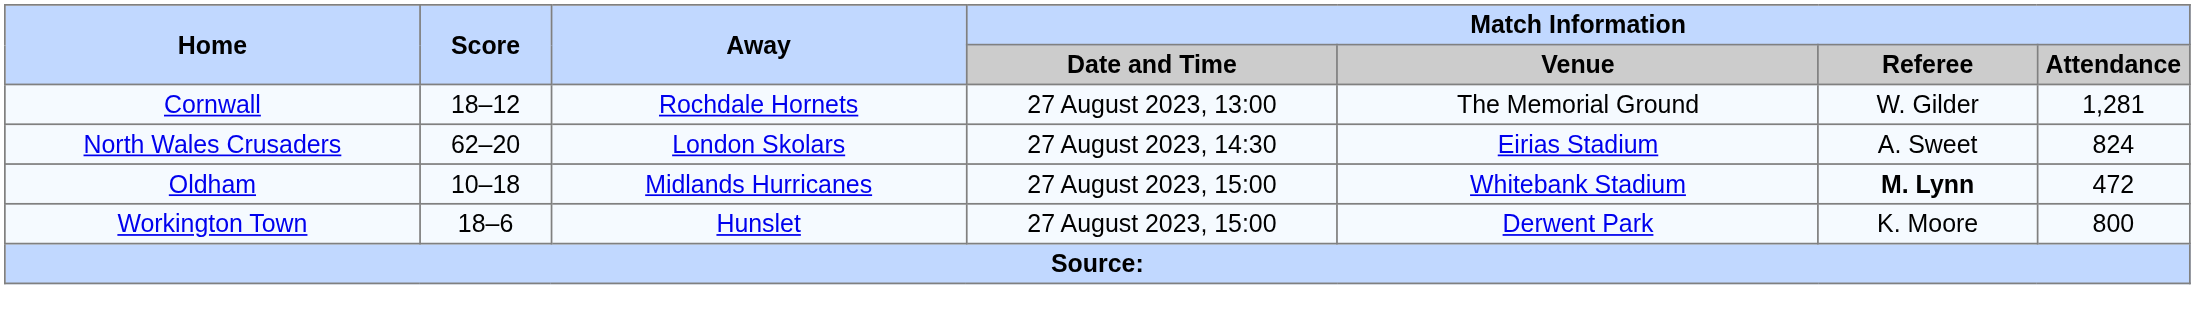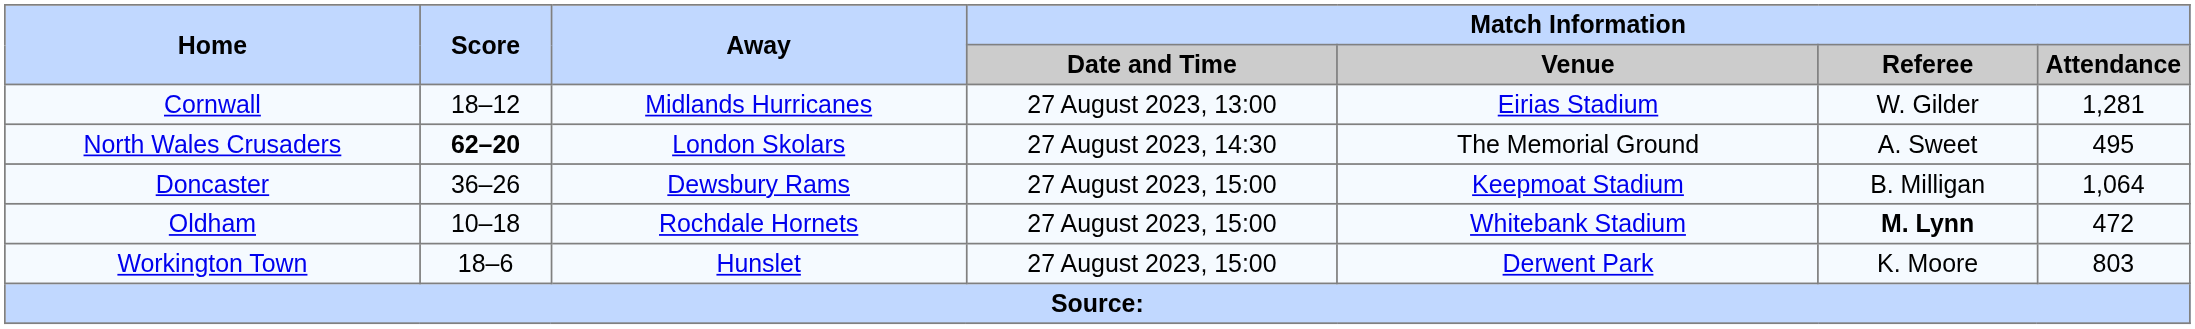(759, 104) Rochdale Hornets -> (759, 104) Midlands Hurricanes
(1578, 104) The Memorial Ground -> (1578, 104) Eirias Stadium
(486, 144) normal -> (486, 144) bold
(1578, 144) Eirias Stadium -> (1578, 144) The Memorial Ground
(2113, 144) 824 -> (2113, 144) 495
+ row: (212, 184)
(759, 184) Midlands Hurricanes -> (759, 224) Rochdale Hornets
(2113, 224) 800 -> (2113, 264) 803
